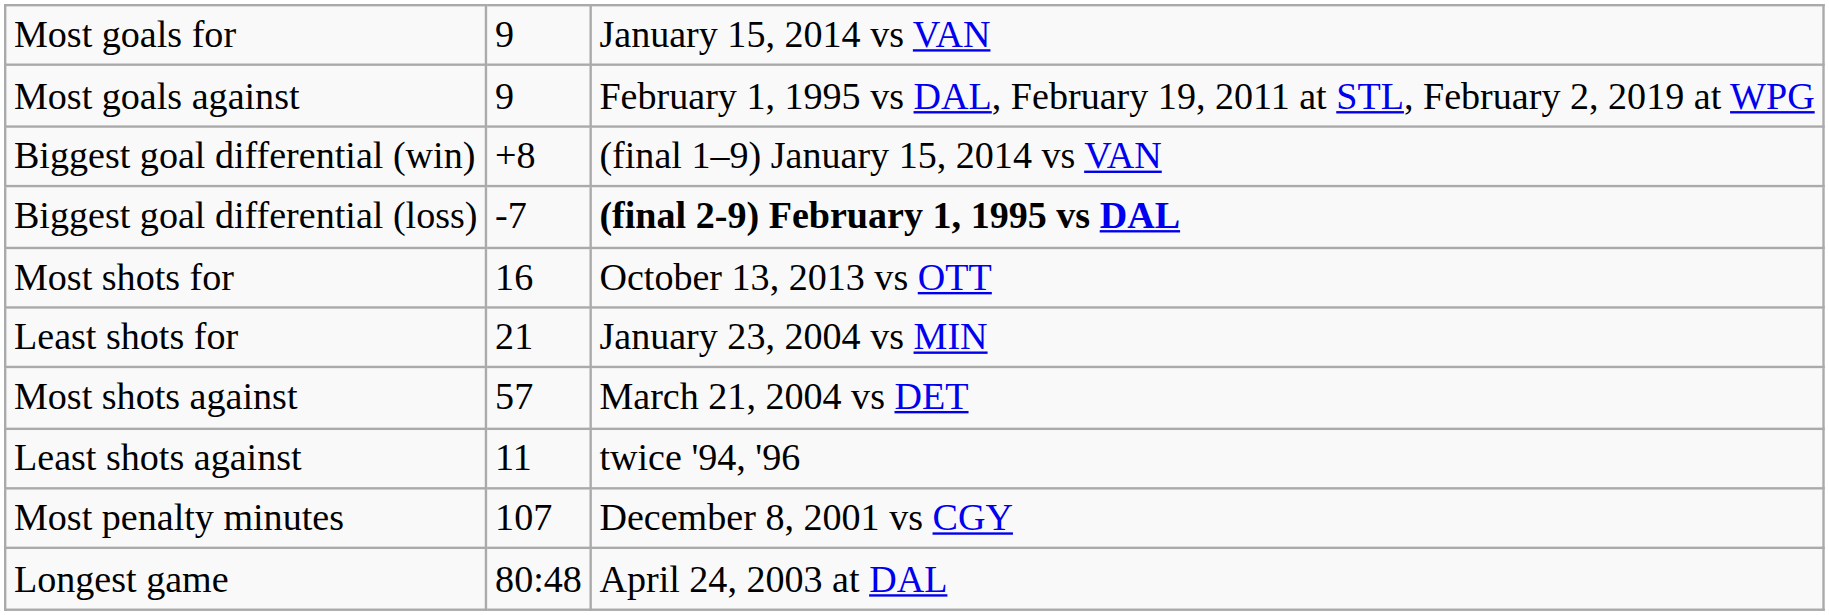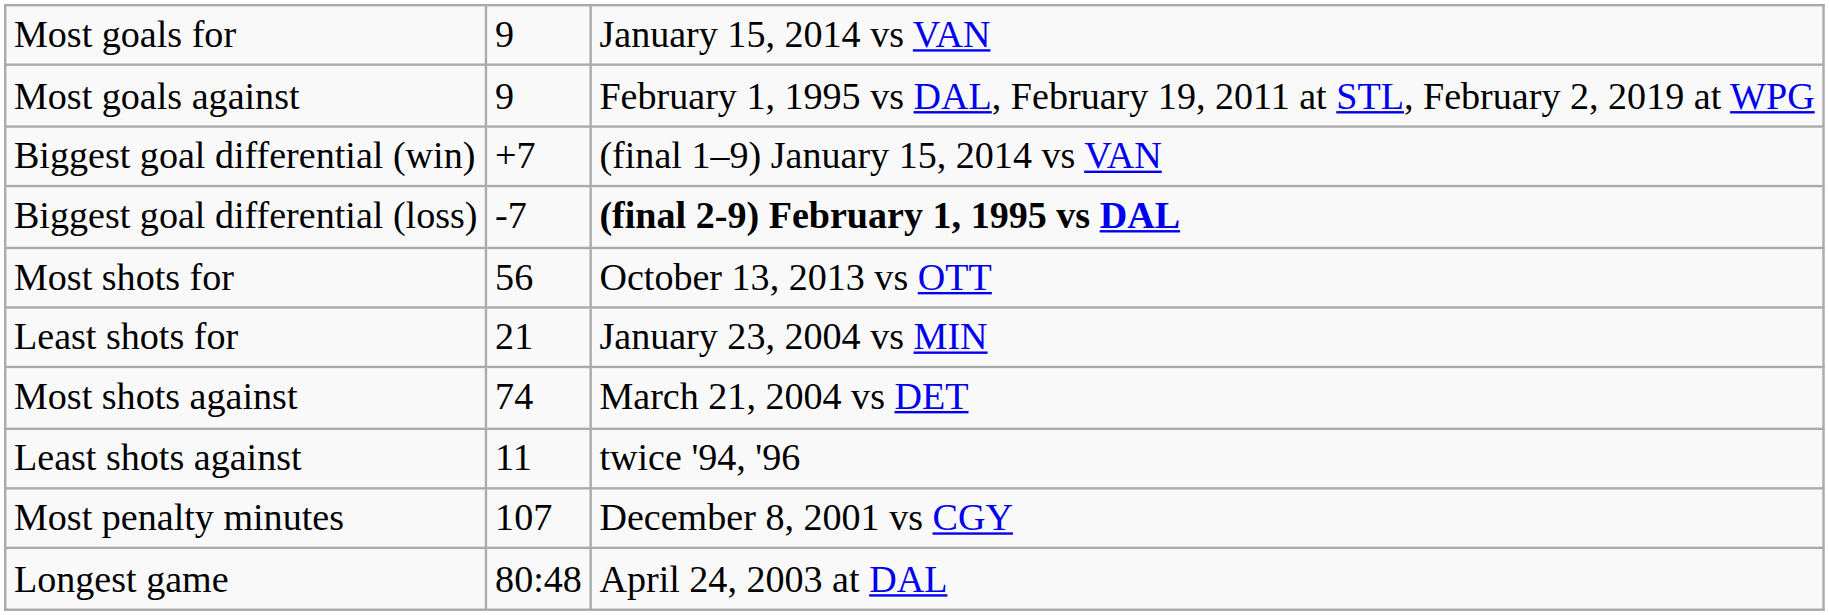(515, 155) +8 -> (515, 155) +7
(514, 276) 16 -> (514, 276) 56
(514, 397) 57 -> (514, 397) 74
